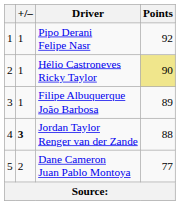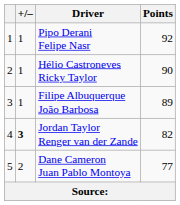(167, 71) khaki background -> (167, 71) no background
(167, 134) 88 -> (167, 134) 82
